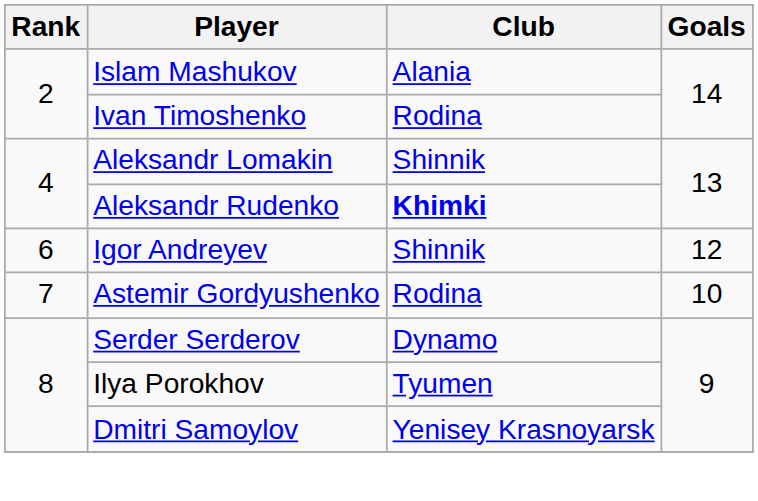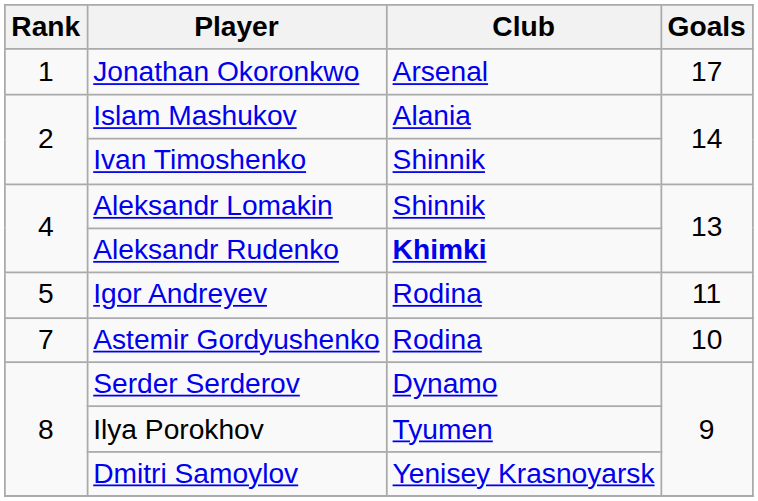+ row: (226, 71)
(437, 116) Rodina -> (439, 160) Shinnik
(46, 250) 6 -> (46, 294) 5
(439, 250) Shinnik -> (437, 294) Rodina
(707, 250) 12 -> (707, 294) 11
